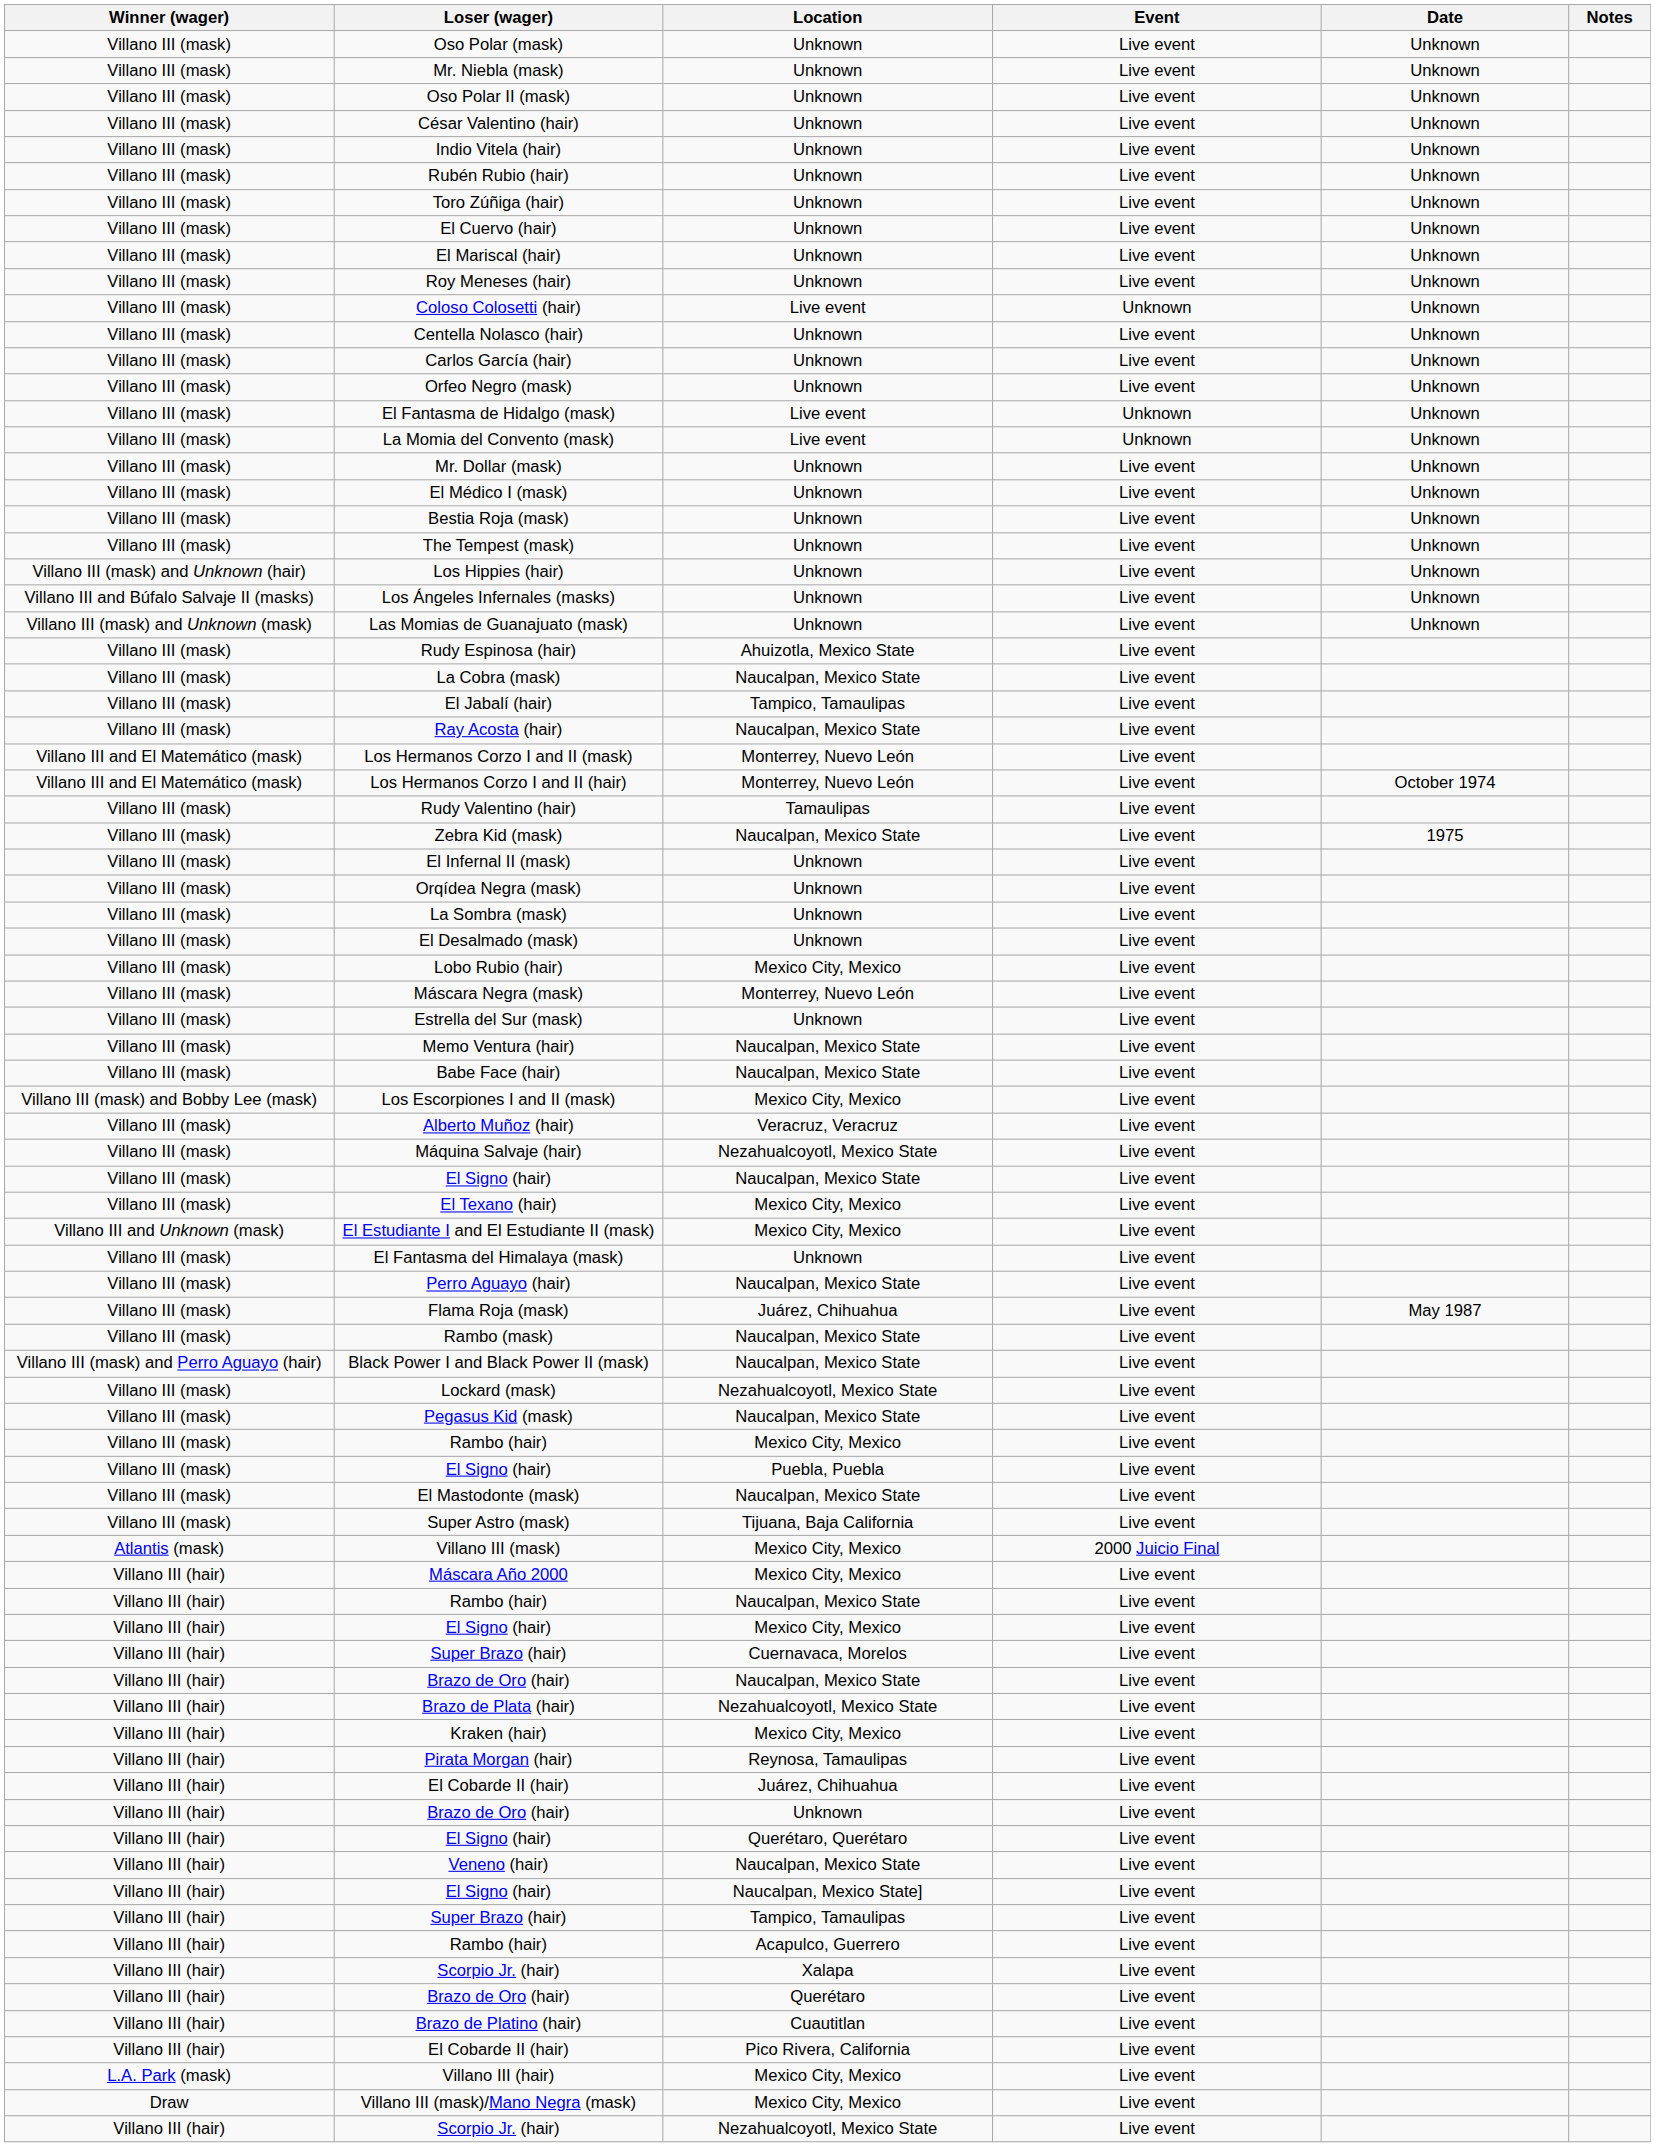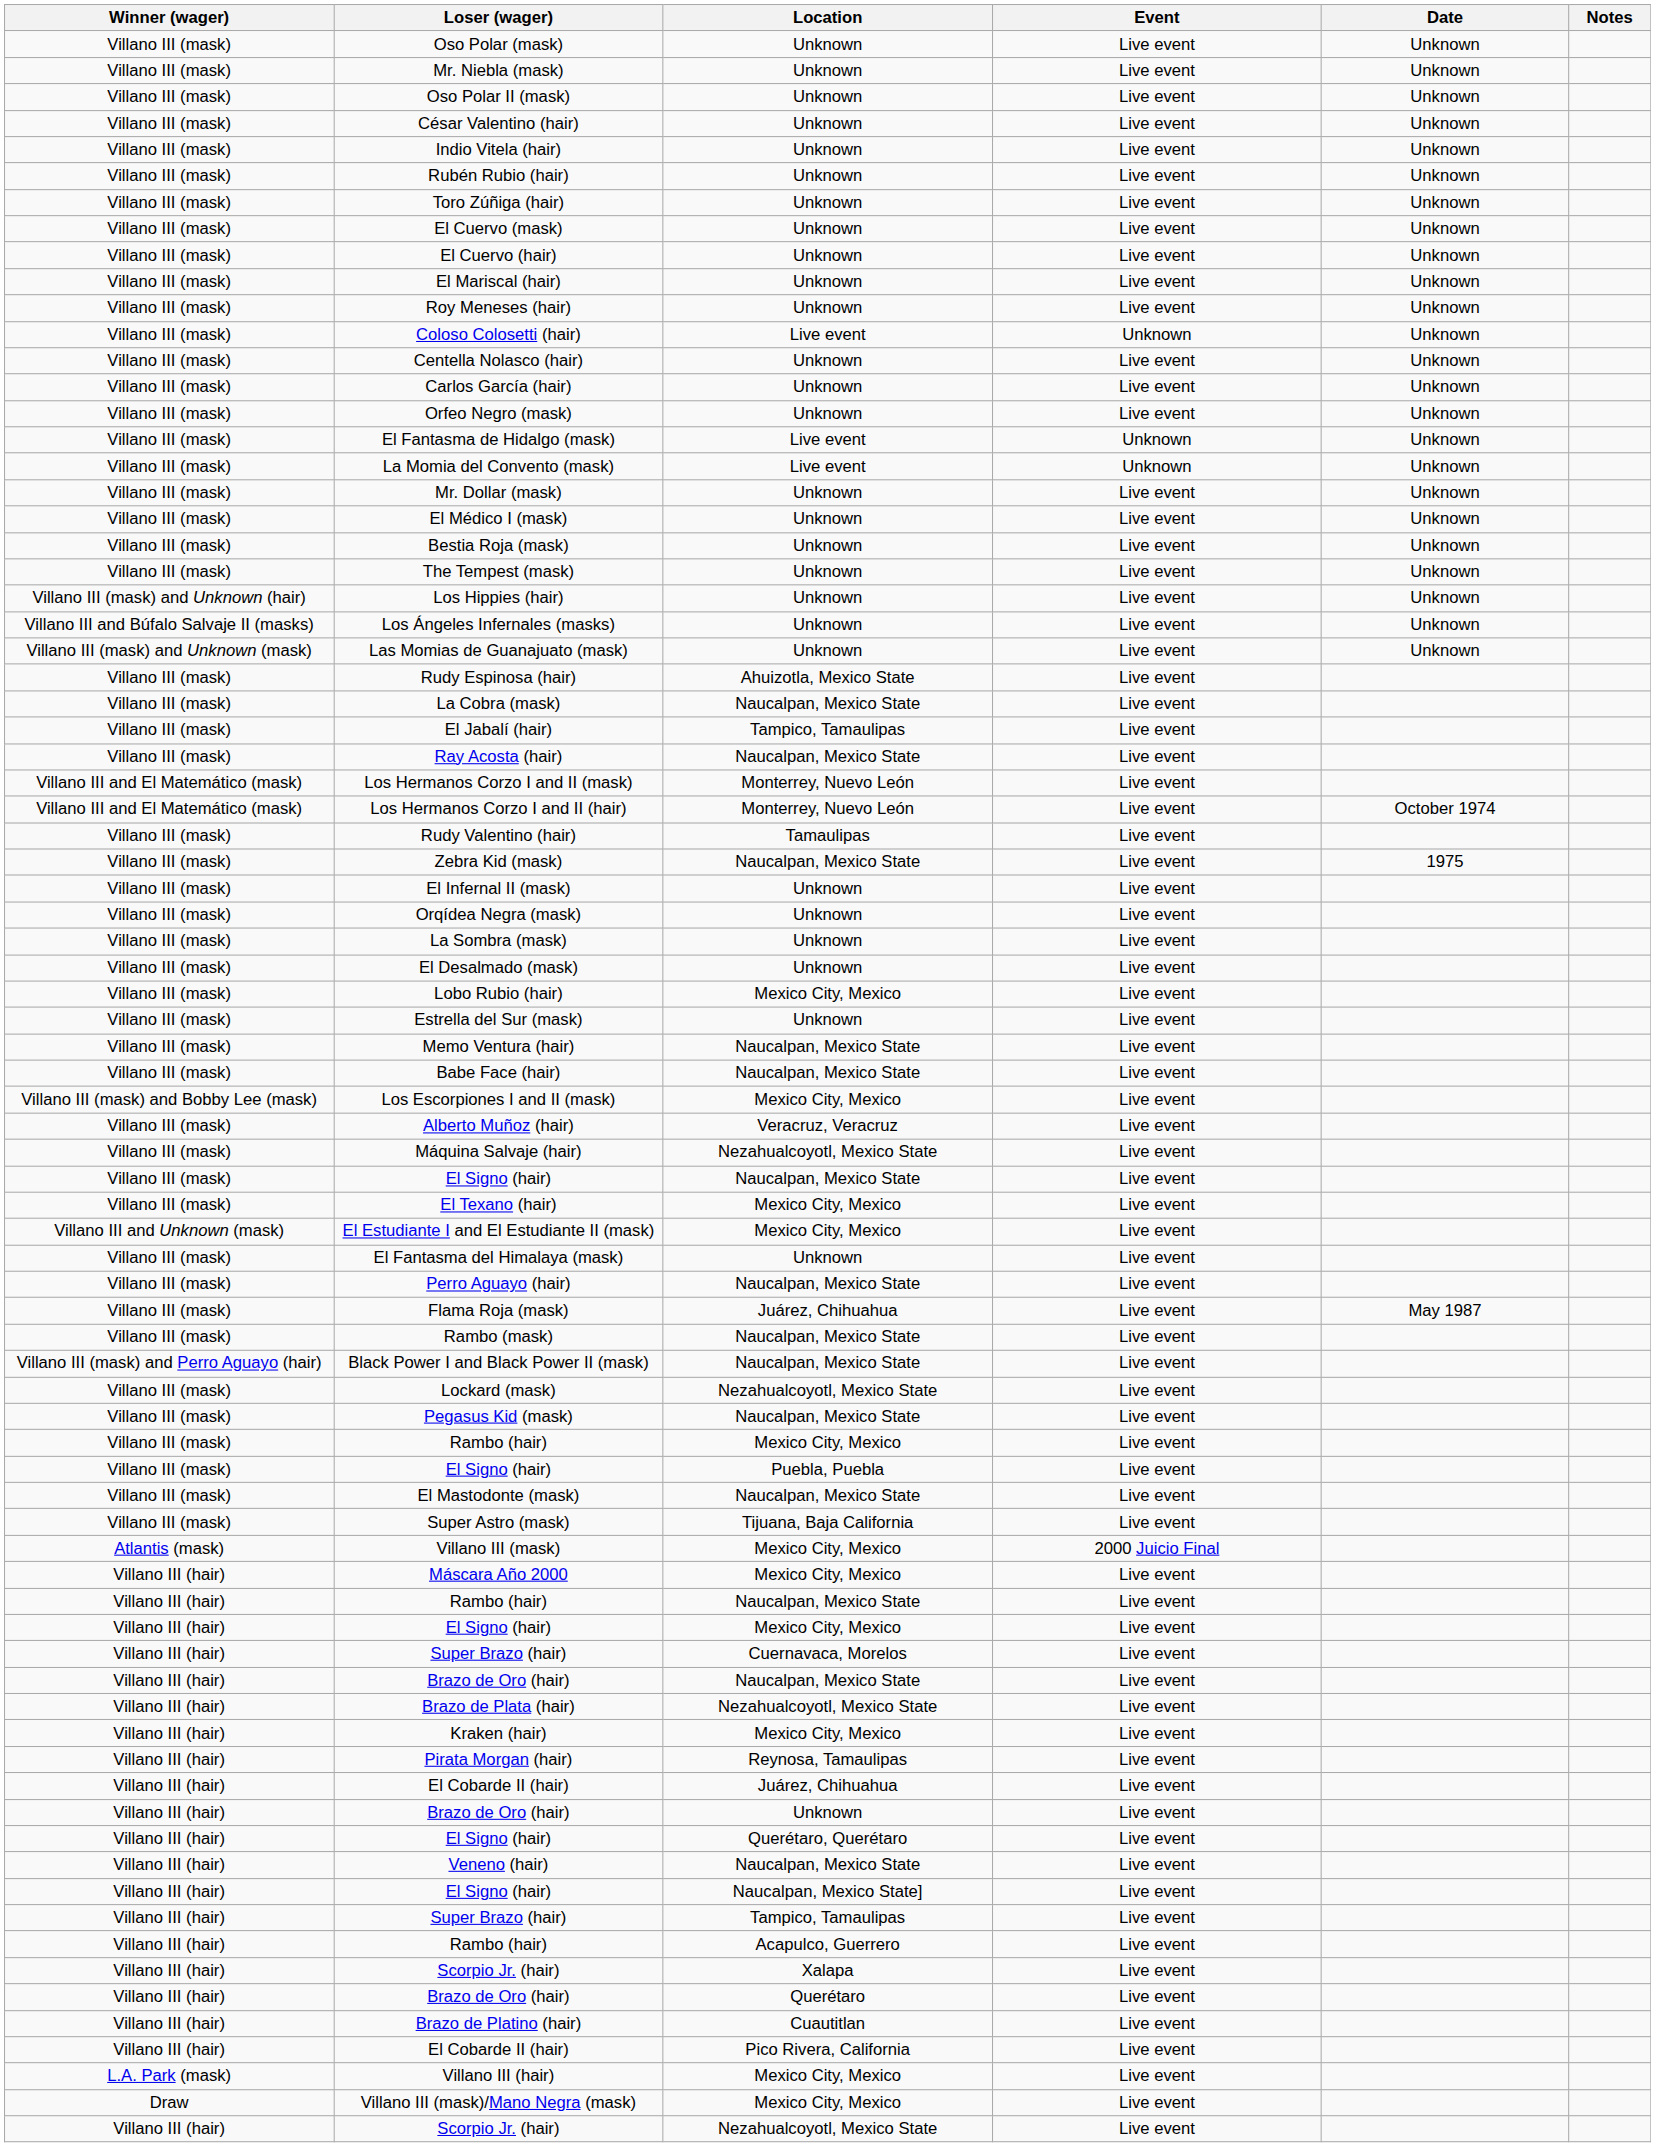+ row: (498, 228)
- row: (498, 994)
